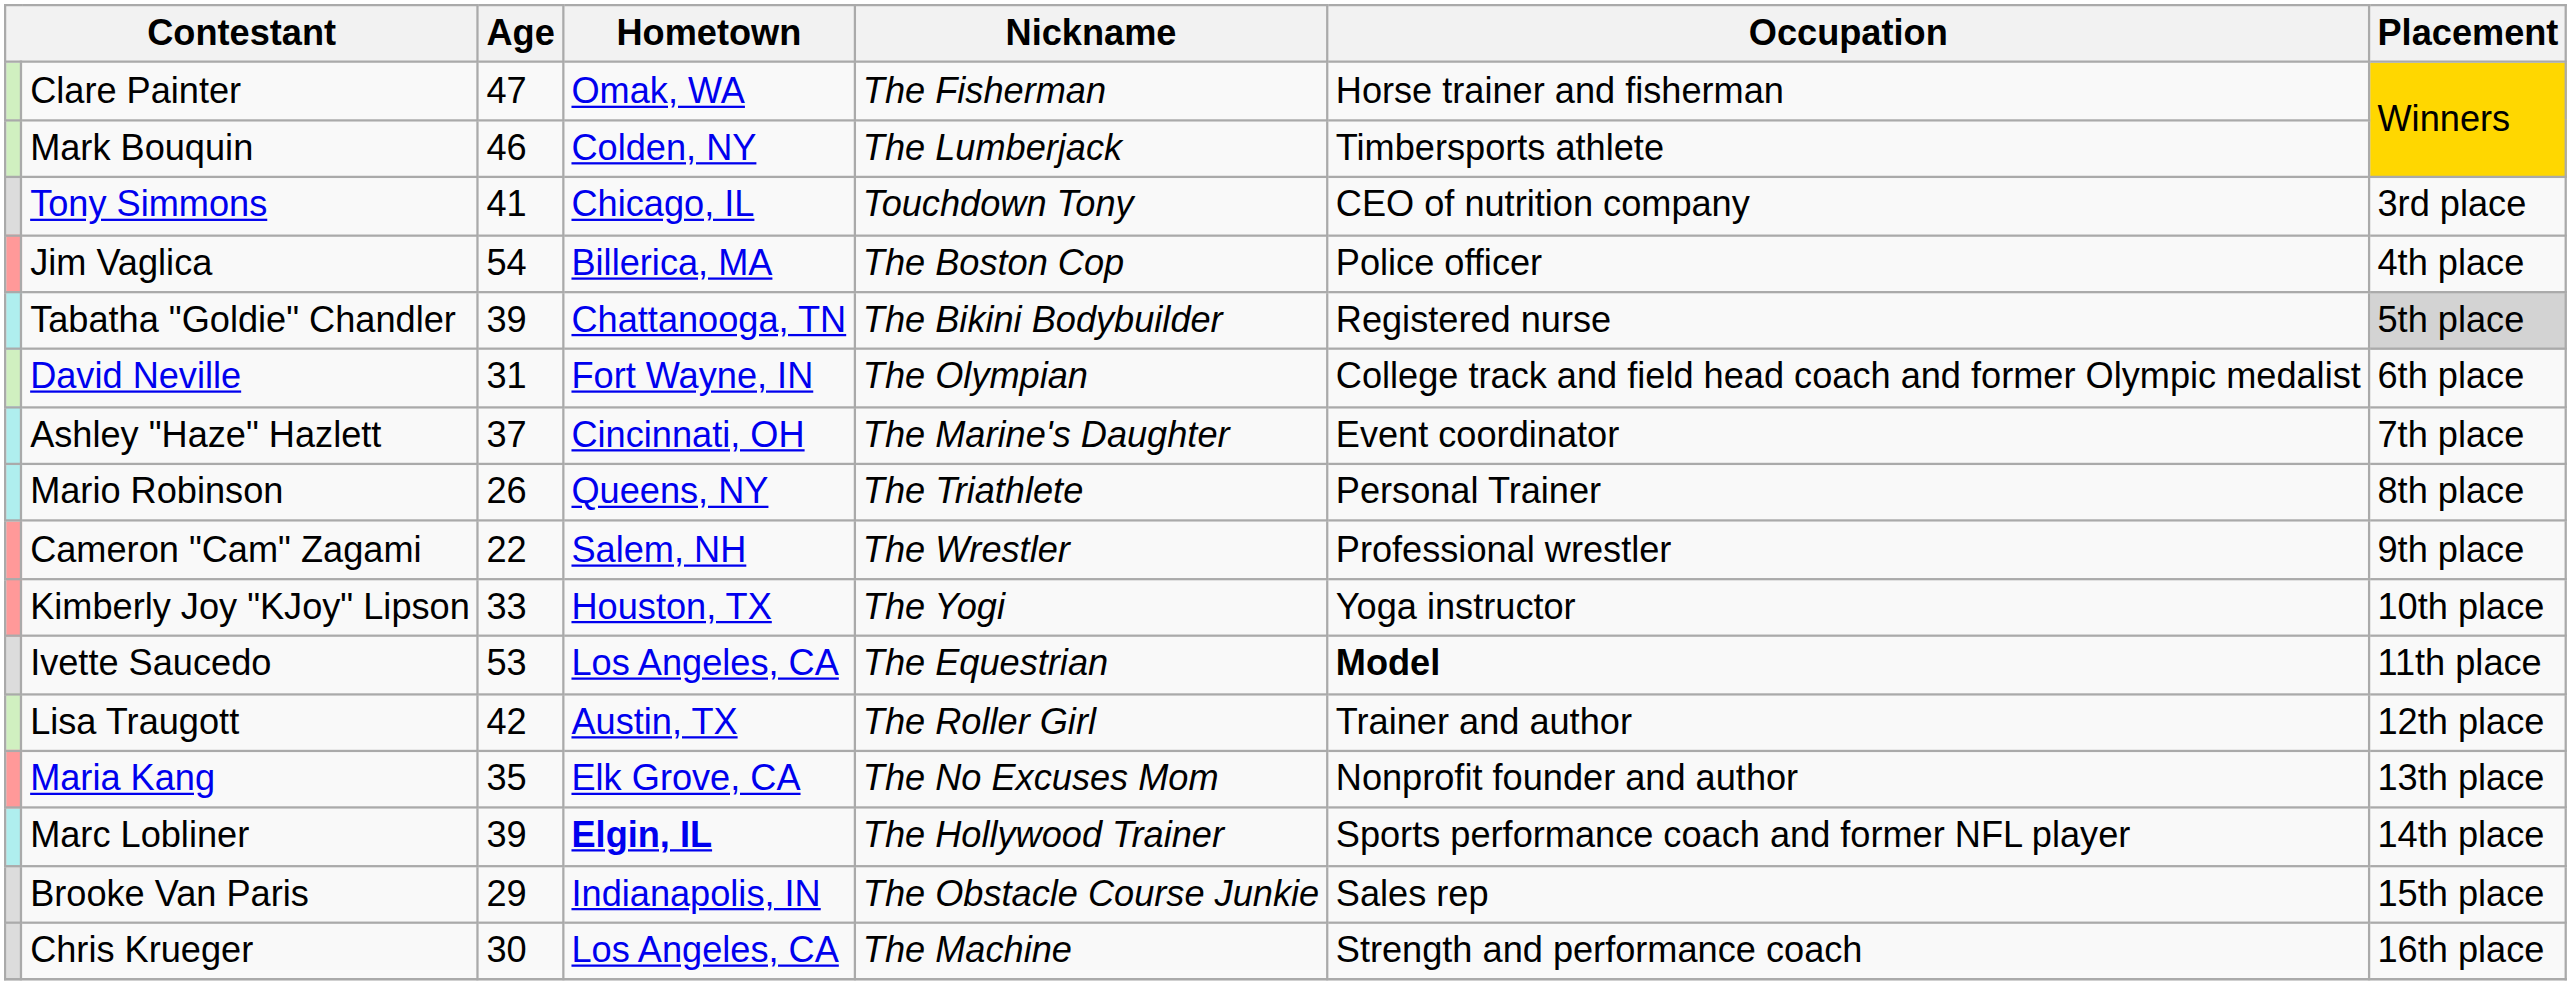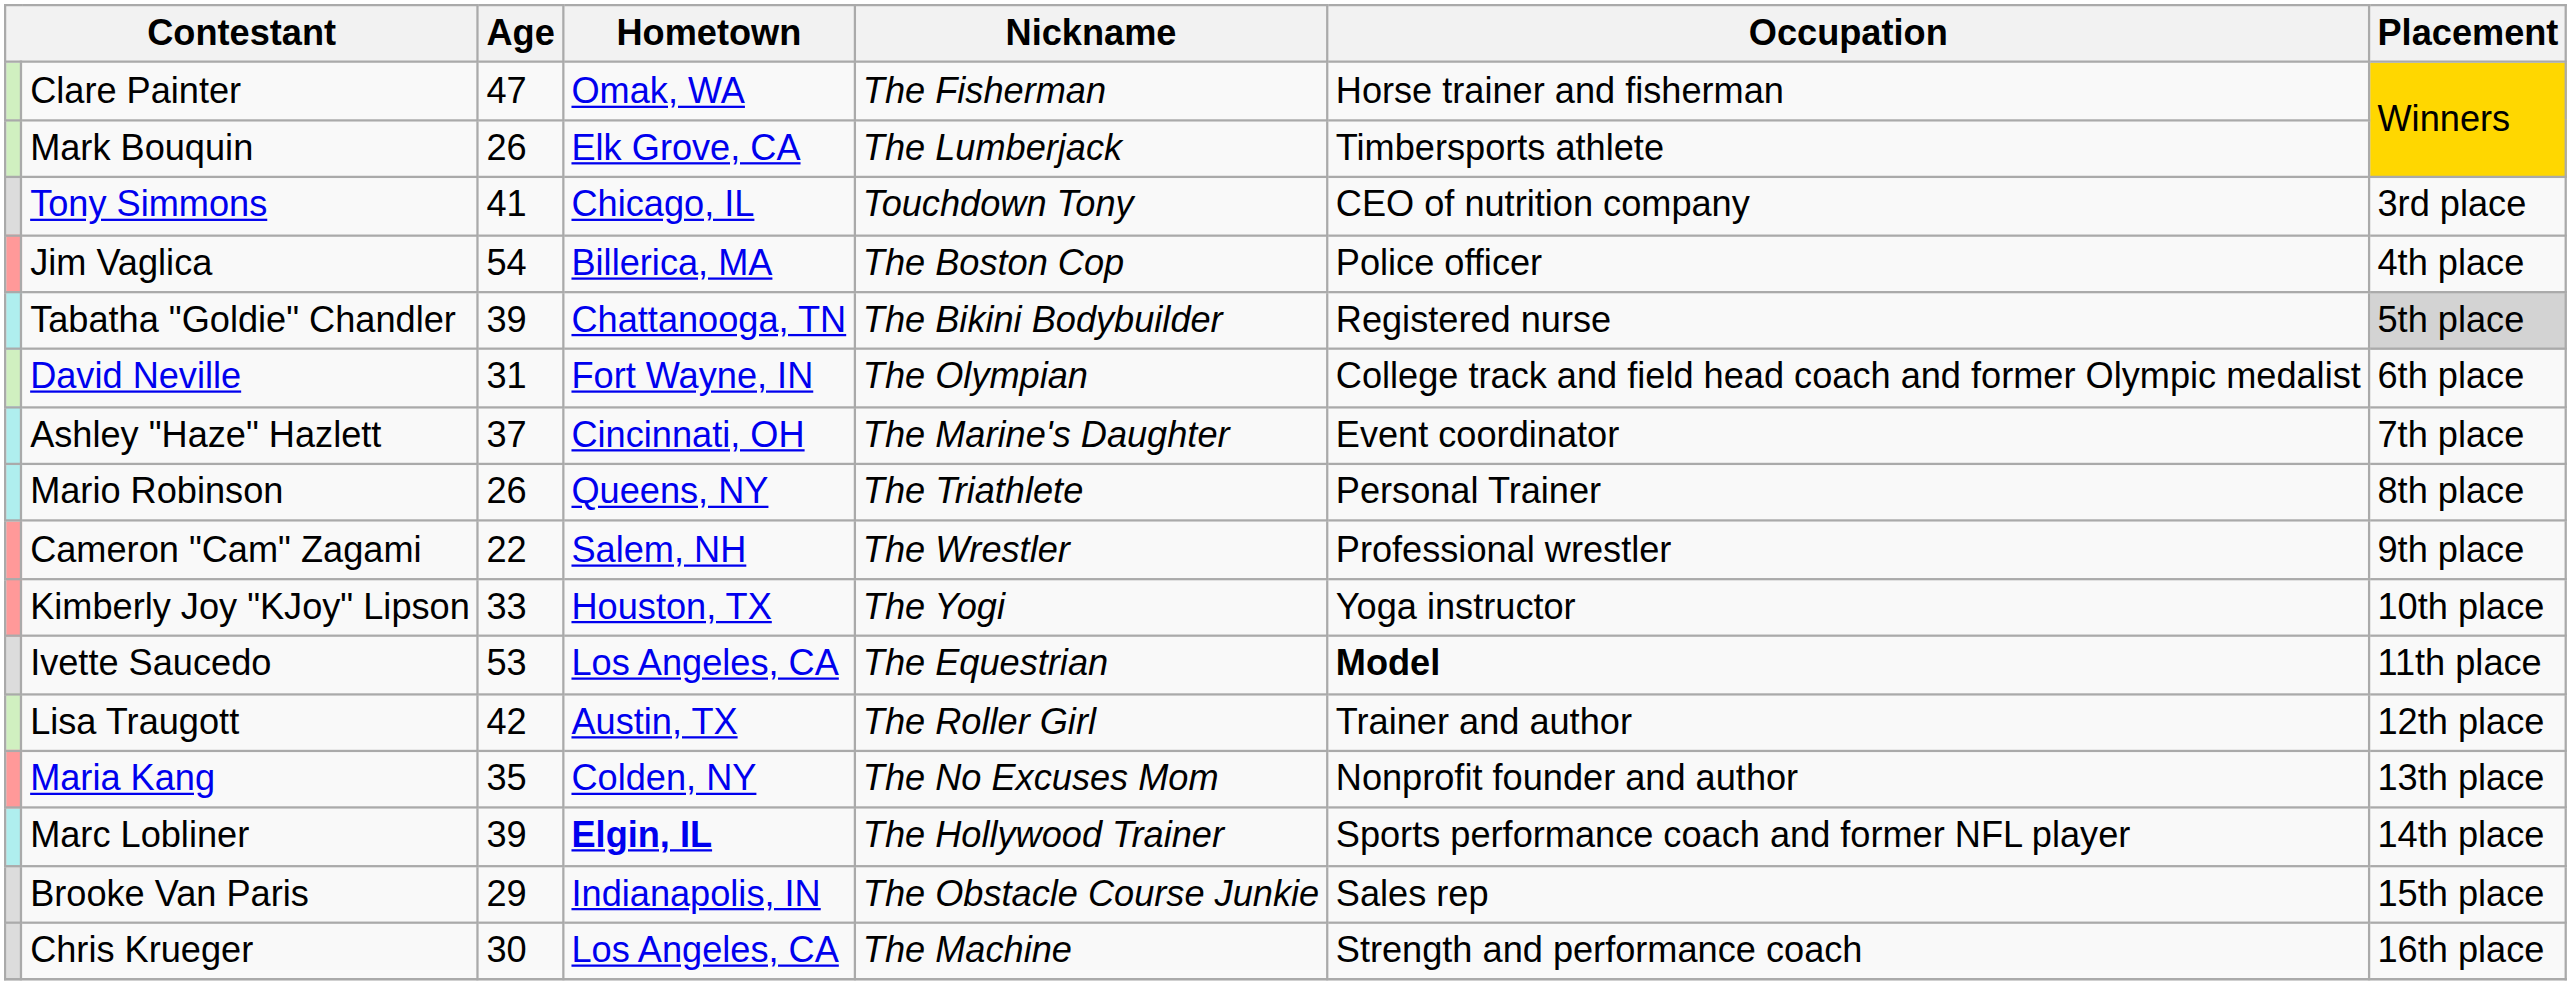(507, 147) 46 -> (507, 147) 26
(664, 147) Colden, NY -> (686, 147) Elk Grove, CA
(686, 778) Elk Grove, CA -> (664, 778) Colden, NY
